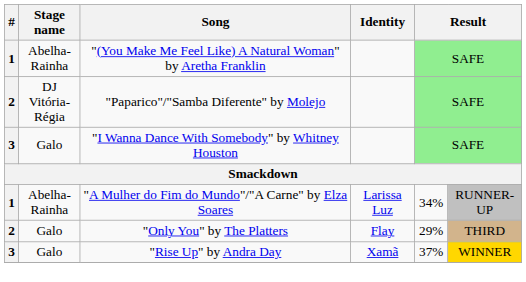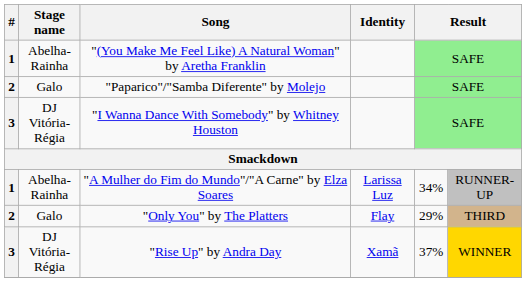(49, 101) DJ Vitória-Régia -> (49, 87) Galo
(49, 145) Galo -> (49, 123) DJ Vitória-Régia
(49, 252) Galo -> (49, 252) DJ Vitória-Régia
